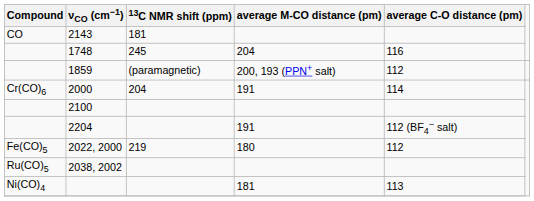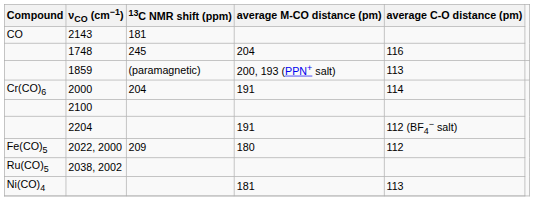(395, 70) 112 -> (395, 70) 113
(137, 148) 219 -> (137, 148) 209
